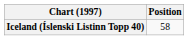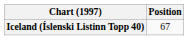(165, 27) 58 -> (165, 27) 67
